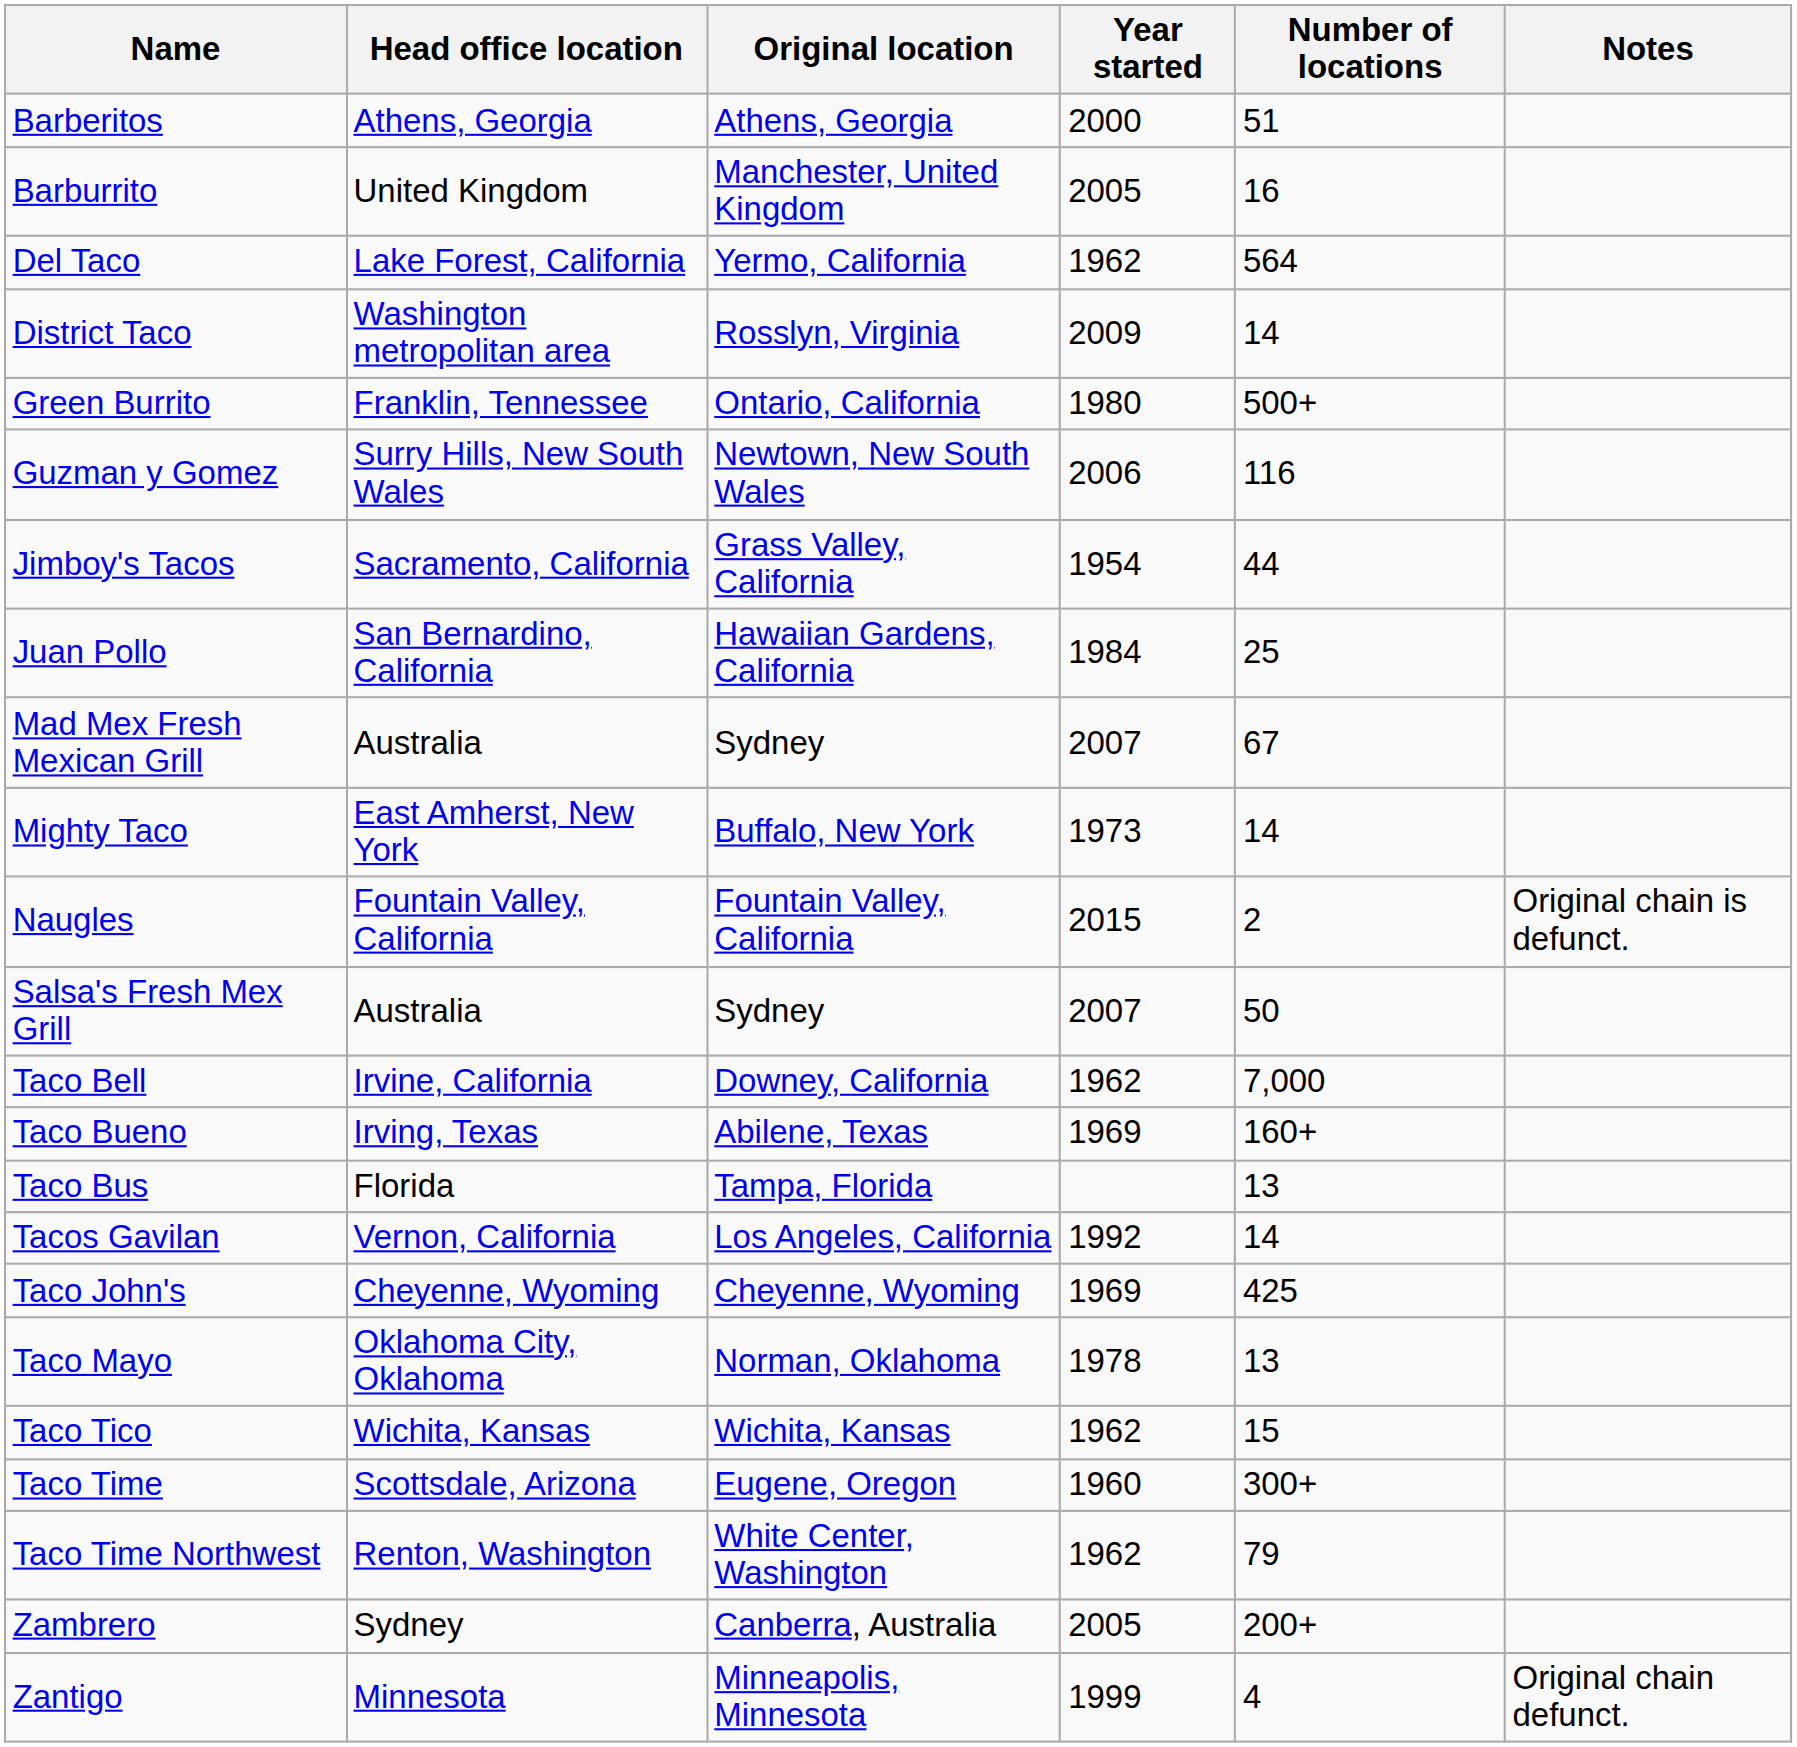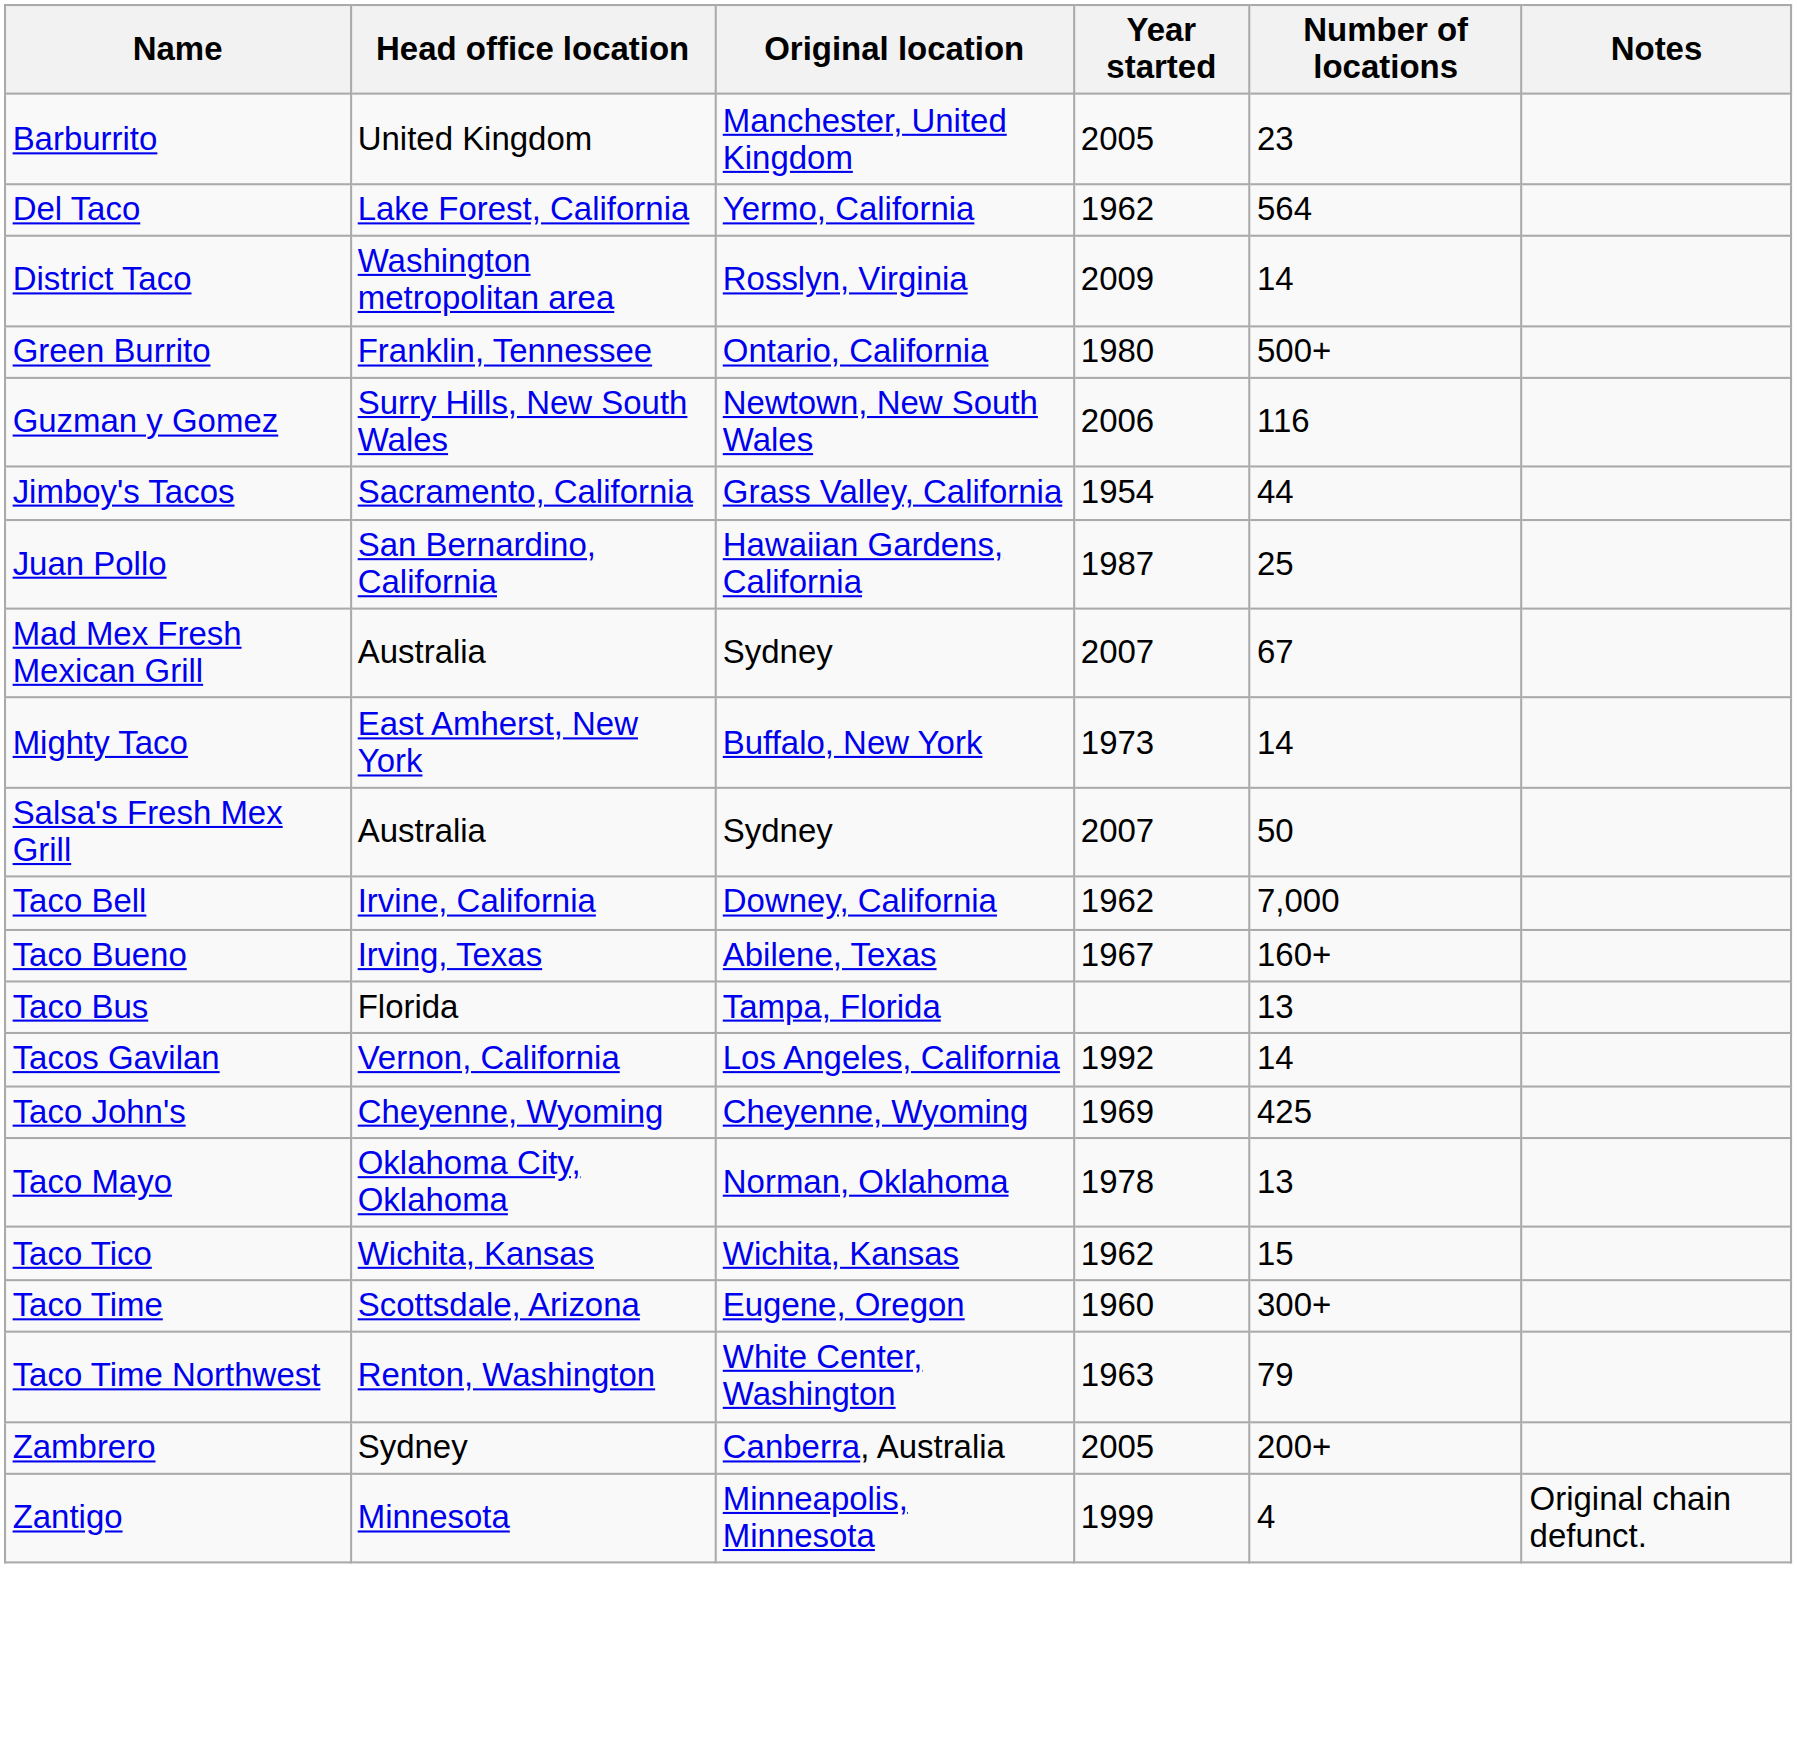- row: (88, 119)
(1261, 190) 16 -> (1275, 138) 23
(1105, 652) 1984 -> (1118, 563) 1987
- row: (73, 920)
(1105, 1133) 1969 -> (1118, 954) 1967
(1105, 1554) 1962 -> (1118, 1376) 1963
